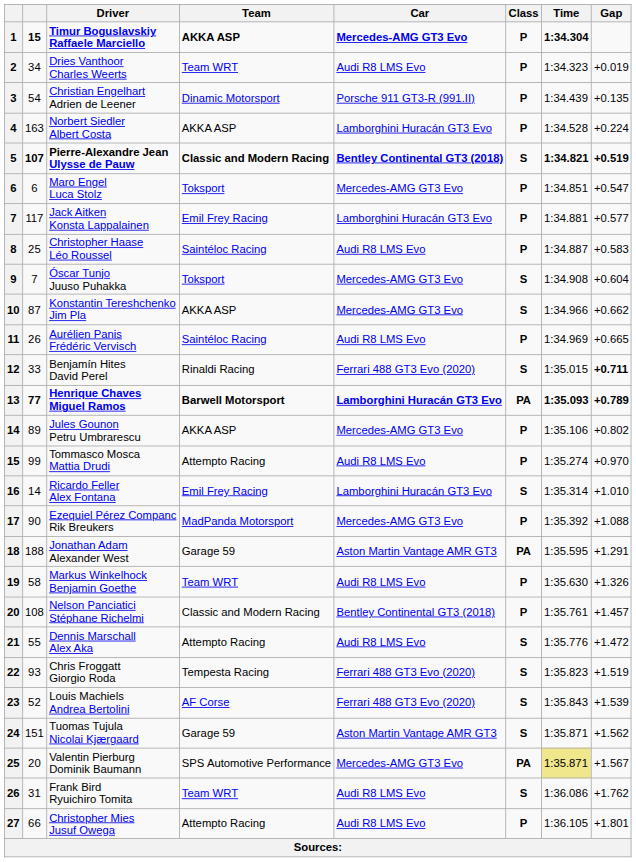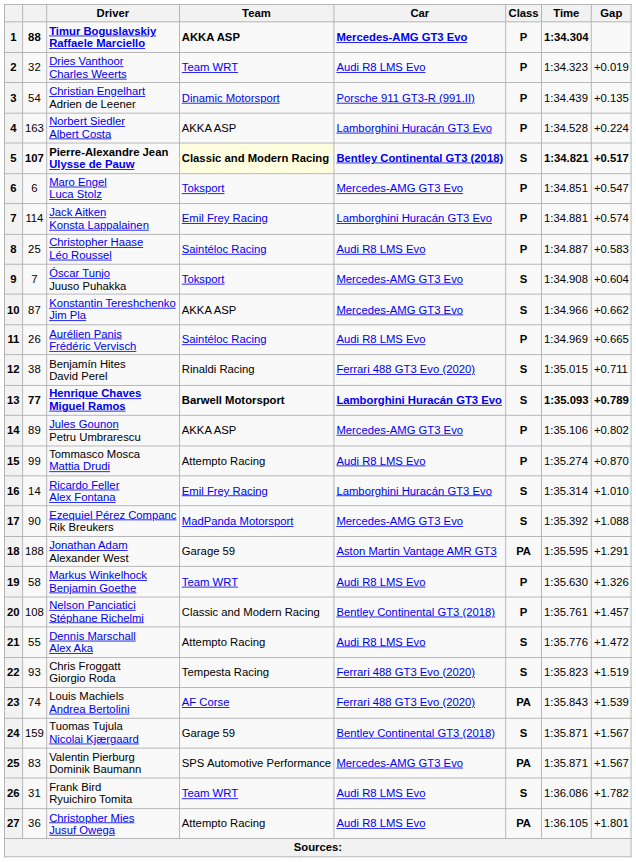(34, 37) 15 -> (34, 37) 88
(34, 67) 34 -> (34, 67) 32
(255, 158) no background -> (255, 158) lightyellow background
(611, 158) +0.519 -> (611, 158) +0.517
(34, 218) 117 -> (34, 218) 114
(611, 218) +0.577 -> (611, 218) +0.574
(34, 370) 33 -> (34, 370) 38
(611, 370) bold -> (611, 370) normal
(524, 400) PA -> (524, 400) S
(611, 460) +0.970 -> (611, 460) +0.870
(524, 521) P -> (524, 521) S
(34, 702) 52 -> (34, 702) 74
(524, 702) S -> (524, 702) PA
(34, 733) 151 -> (34, 733) 159
(417, 733) Aston Martin Vantage AMR GT3 -> (416, 733) Bentley Continental GT3 (2018)
(611, 733) +1.562 -> (611, 733) +1.567
(34, 763) 20 -> (34, 763) 83
(566, 763) khaki background -> (566, 763) no background
(611, 793) +1.762 -> (611, 793) +1.782
(34, 823) 66 -> (34, 823) 36
(524, 823) P -> (524, 823) PA
